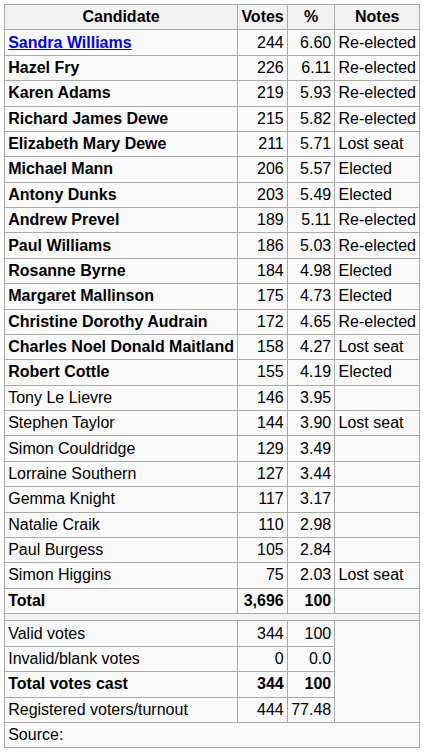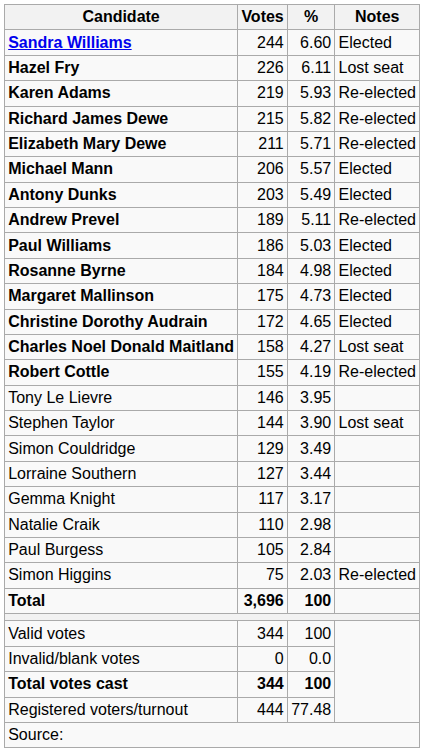(377, 42) Re-elected -> (365, 42) Elected
(377, 67) Re-elected -> (371, 67) Lost seat
(371, 144) Lost seat -> (377, 144) Re-elected
(377, 245) Re-elected -> (365, 245) Elected
(377, 321) Re-elected -> (365, 321) Elected
(365, 372) Elected -> (377, 372) Re-elected
(371, 575) Lost seat -> (377, 575) Re-elected
